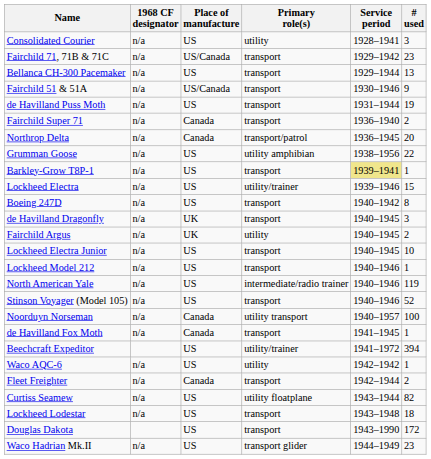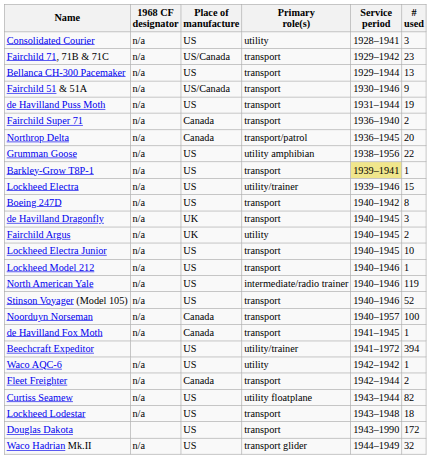(276, 316) utility transport -> (262, 316) transport
(409, 446) 23 -> (409, 446) 32
